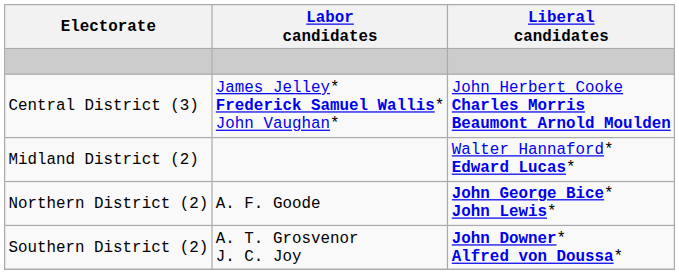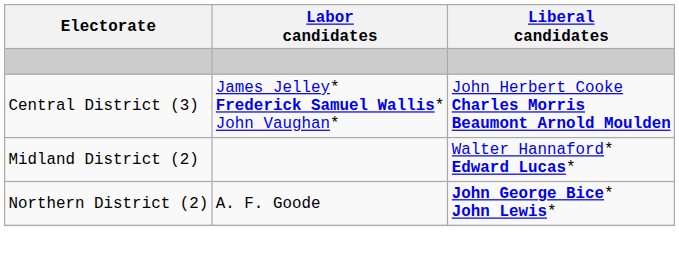- row: (108, 247)
